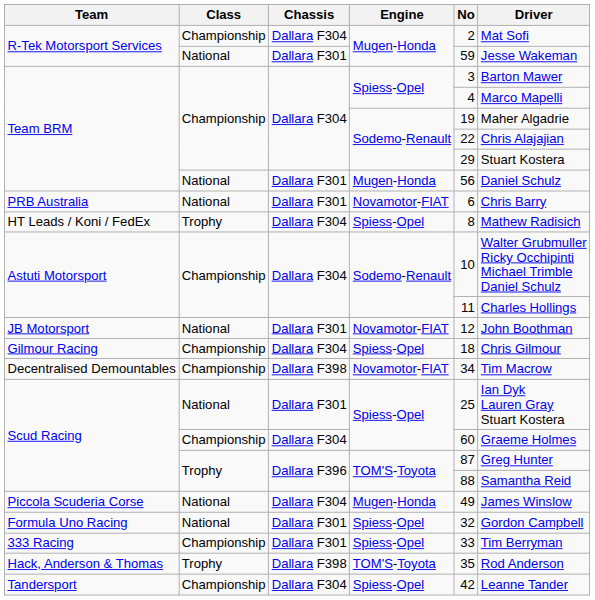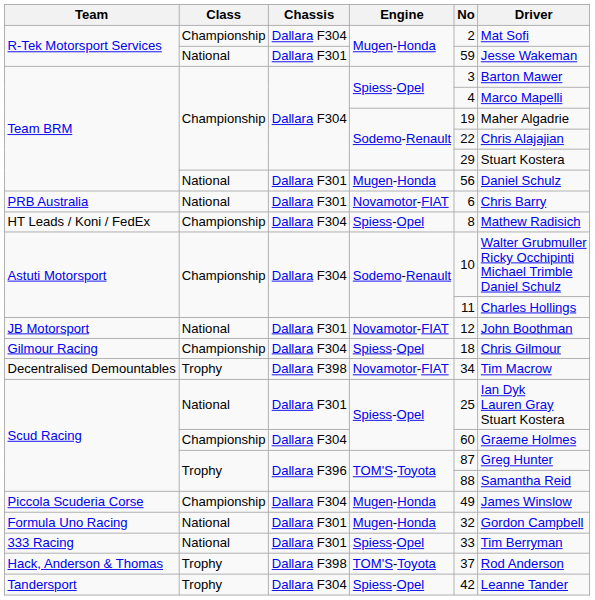(202, 222) Trophy -> (224, 222) Championship
(224, 369) Championship -> (202, 369) Trophy
(206, 502) National -> (224, 502) Championship
(388, 523) Spiess-Opel -> (394, 523) Mugen-Honda
(224, 543) Championship -> (206, 543) National
(467, 564) 35 -> (467, 564) 37
(224, 585) Championship -> (202, 585) Trophy
